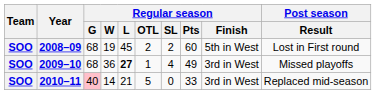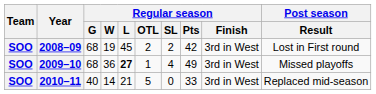(191, 47) 60 -> (191, 47) 42
(232, 47) 5th in West -> (232, 47) 3rd in West
(92, 81) pink background -> (92, 81) no background
